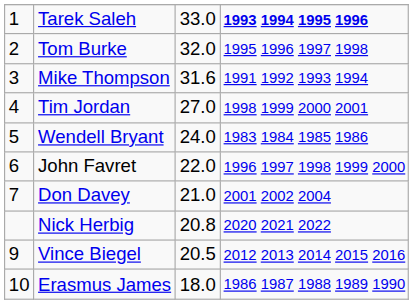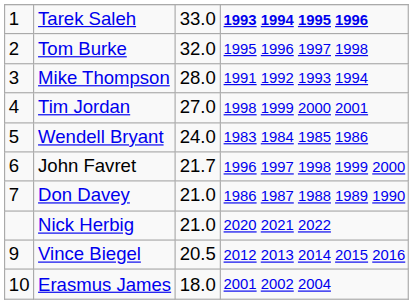(198, 78) 31.6 -> (198, 78) 28.0
(198, 166) 22.0 -> (198, 166) 21.7
(277, 196) 2001 2002 2004 -> (314, 196) 1986 1987 1988 1989 1990
(198, 225) 20.8 -> (198, 225) 21.0
(314, 284) 1986 1987 1988 1989 1990 -> (277, 284) 2001 2002 2004
